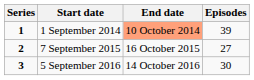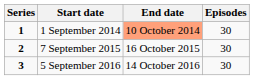(226, 30) 39 -> (226, 30) 30
(226, 48) 27 -> (226, 48) 30
